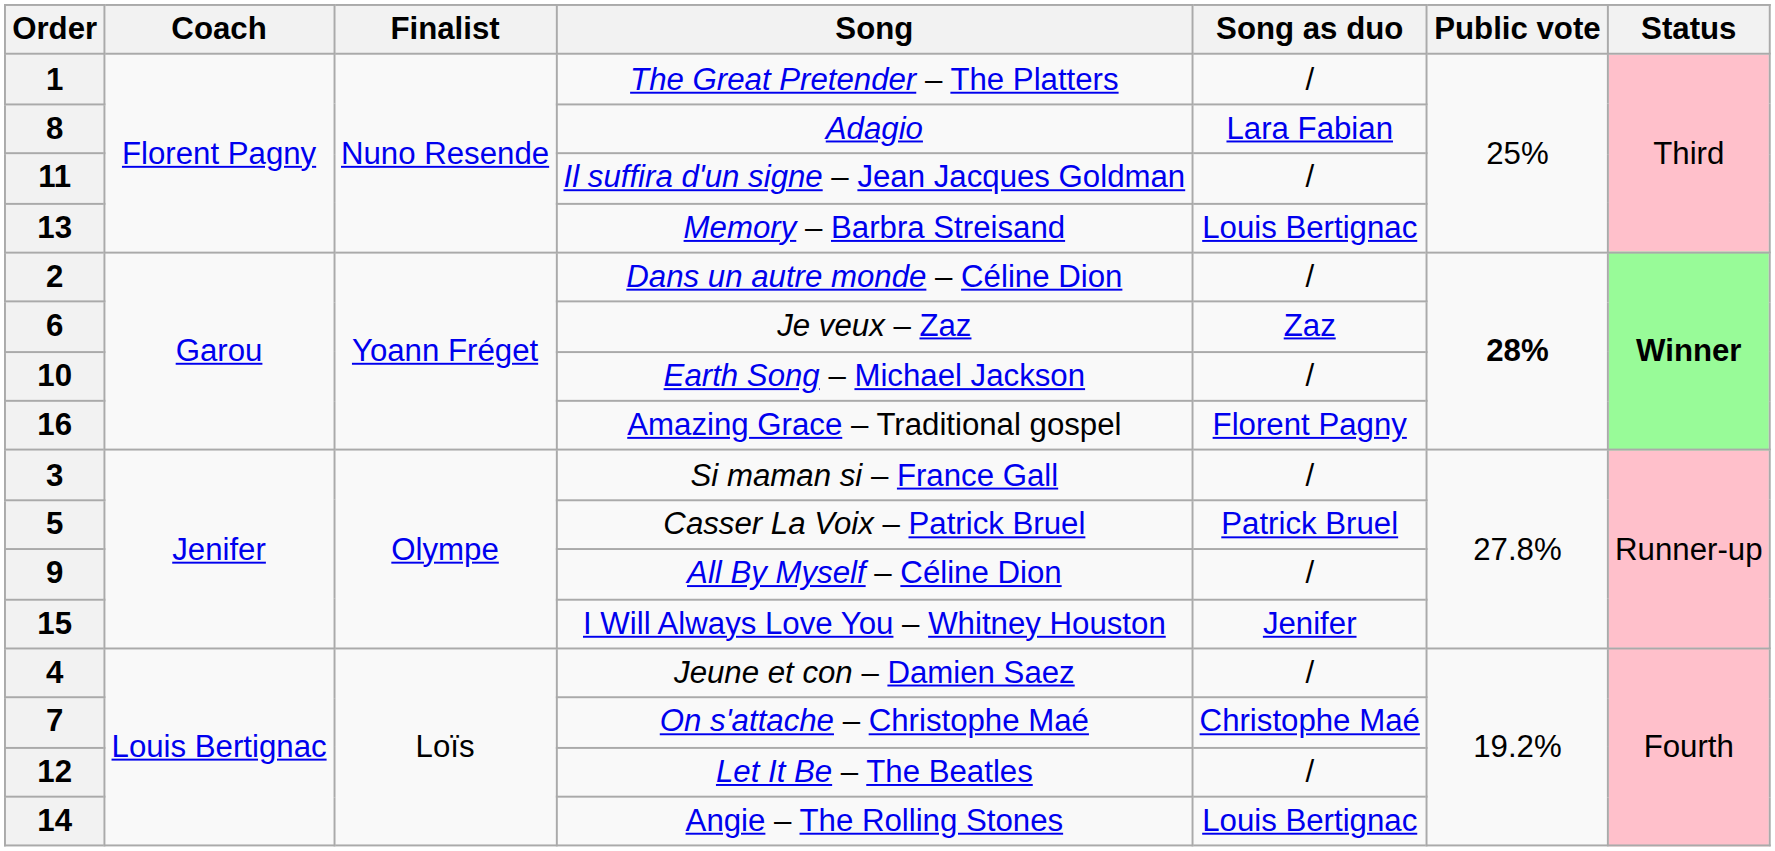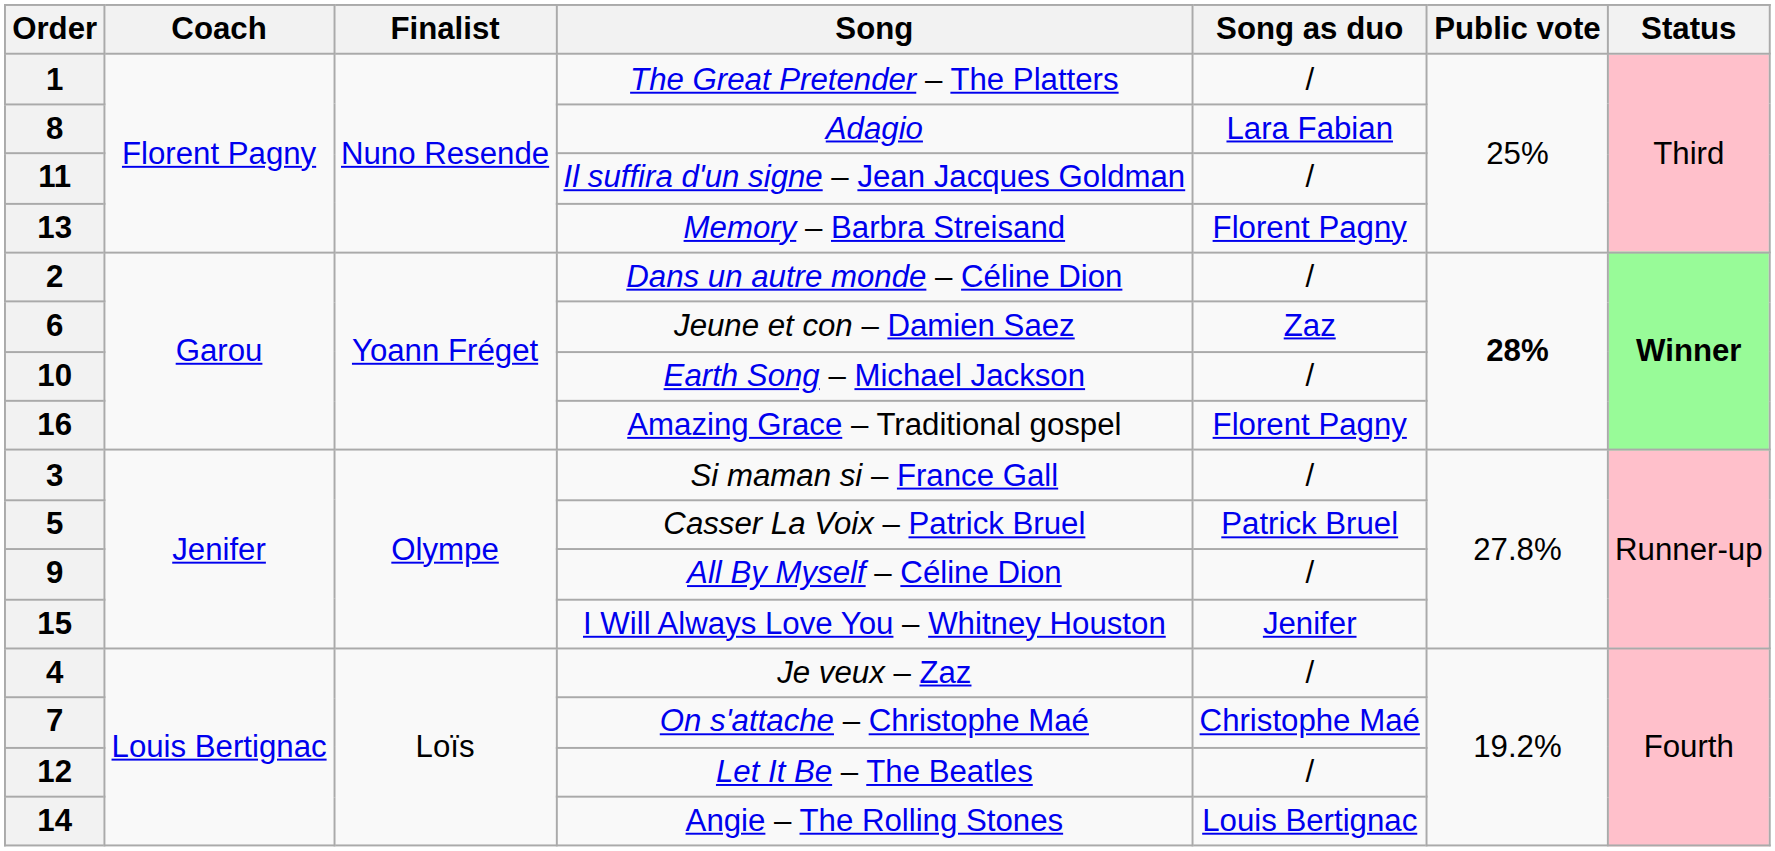(1310, 227) Louis Bertignac -> (1310, 227) Florent Pagny
(874, 326) Je veux – Zaz -> (874, 326) Jeune et con – Damien Saez
(874, 672) Jeune et con – Damien Saez -> (874, 672) Je veux – Zaz
